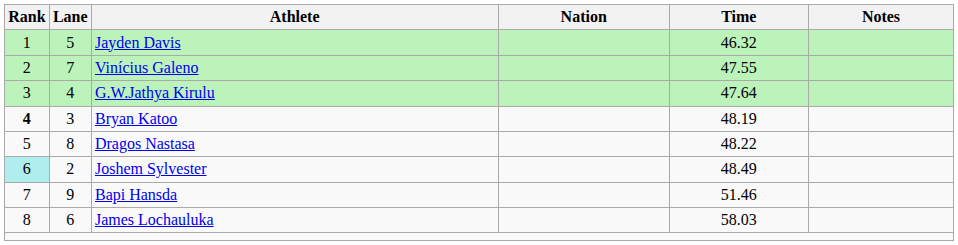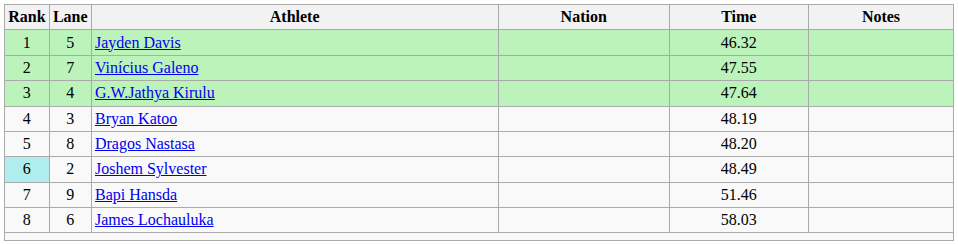(27, 118) bold -> (27, 118) normal
(739, 144) 48.22 -> (739, 144) 48.20
